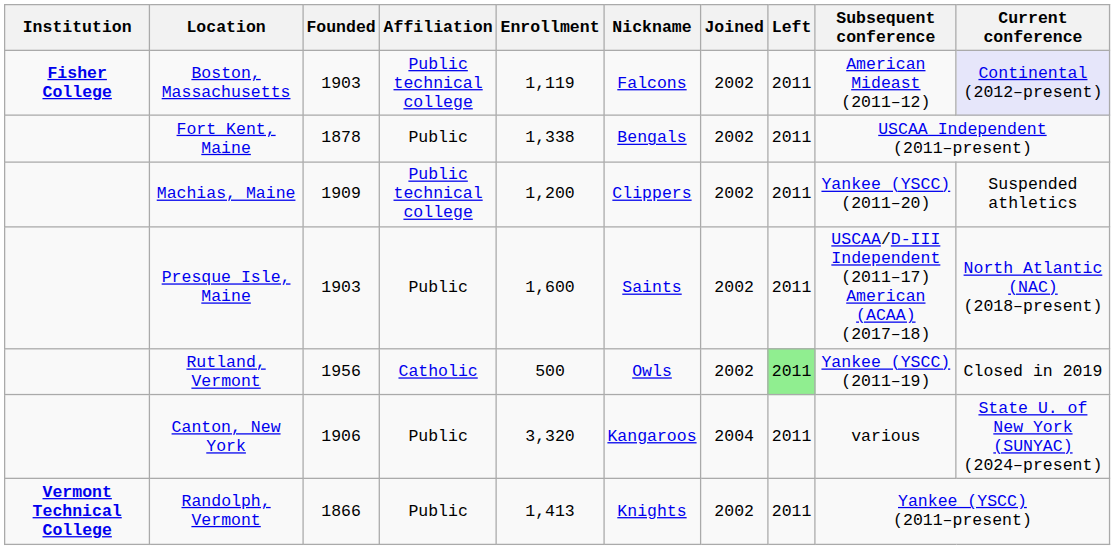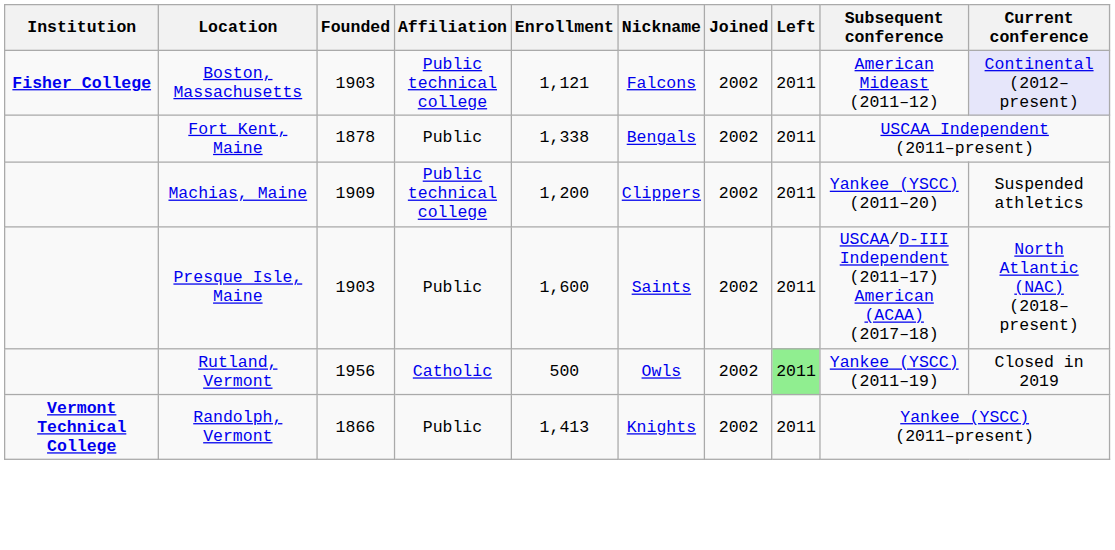(550, 83) 1,119 -> (564, 83) 1,121
- row: (226, 437)
